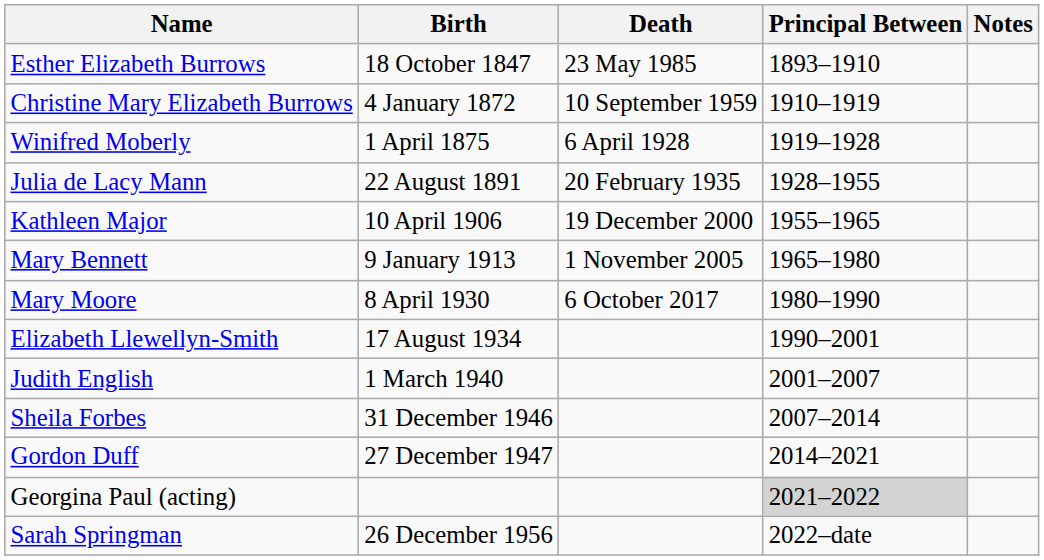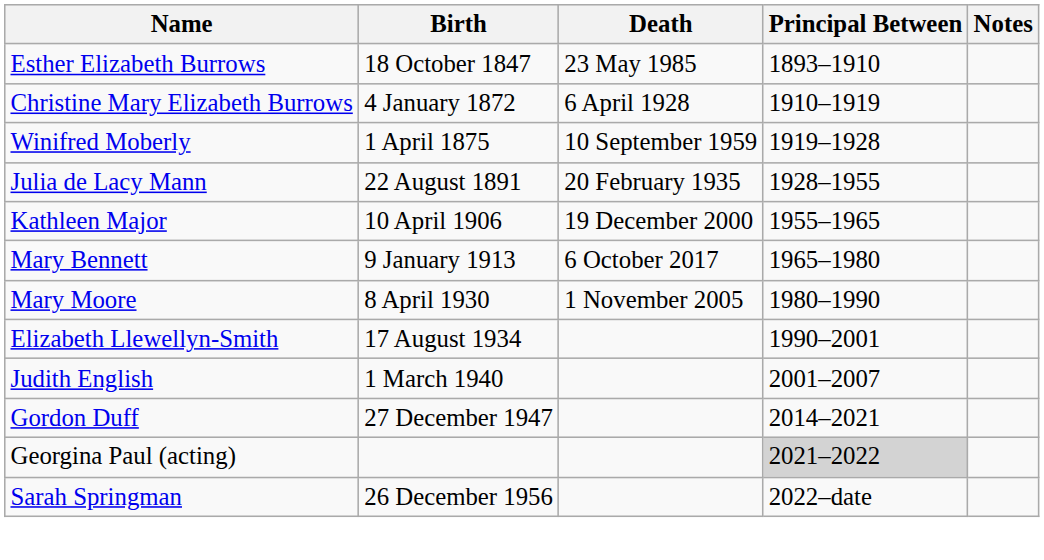(661, 102) 10 September 1959 -> (627, 102) 6 April 1928
(627, 142) 6 April 1928 -> (661, 142) 10 September 1959
(654, 260) 1 November 2005 -> (641, 260) 6 October 2017
(641, 299) 6 October 2017 -> (654, 299) 1 November 2005
- row: (78, 417)
